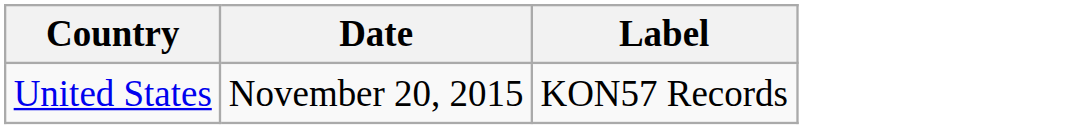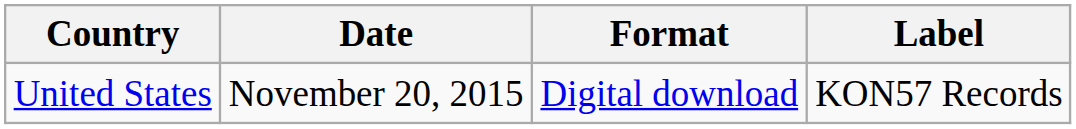+ column: (669, 33)
